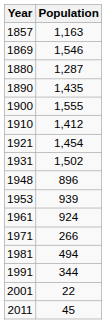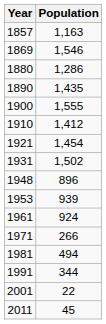(69, 69) 1,287 -> (69, 69) 1,286
